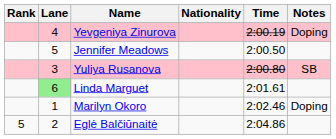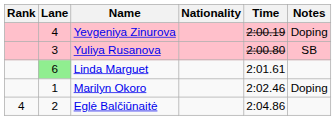- row: (121, 50)
(21, 124) 5 -> (21, 106) 4
